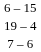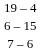rows swapped: (20, 8) <-> (20, 25)
